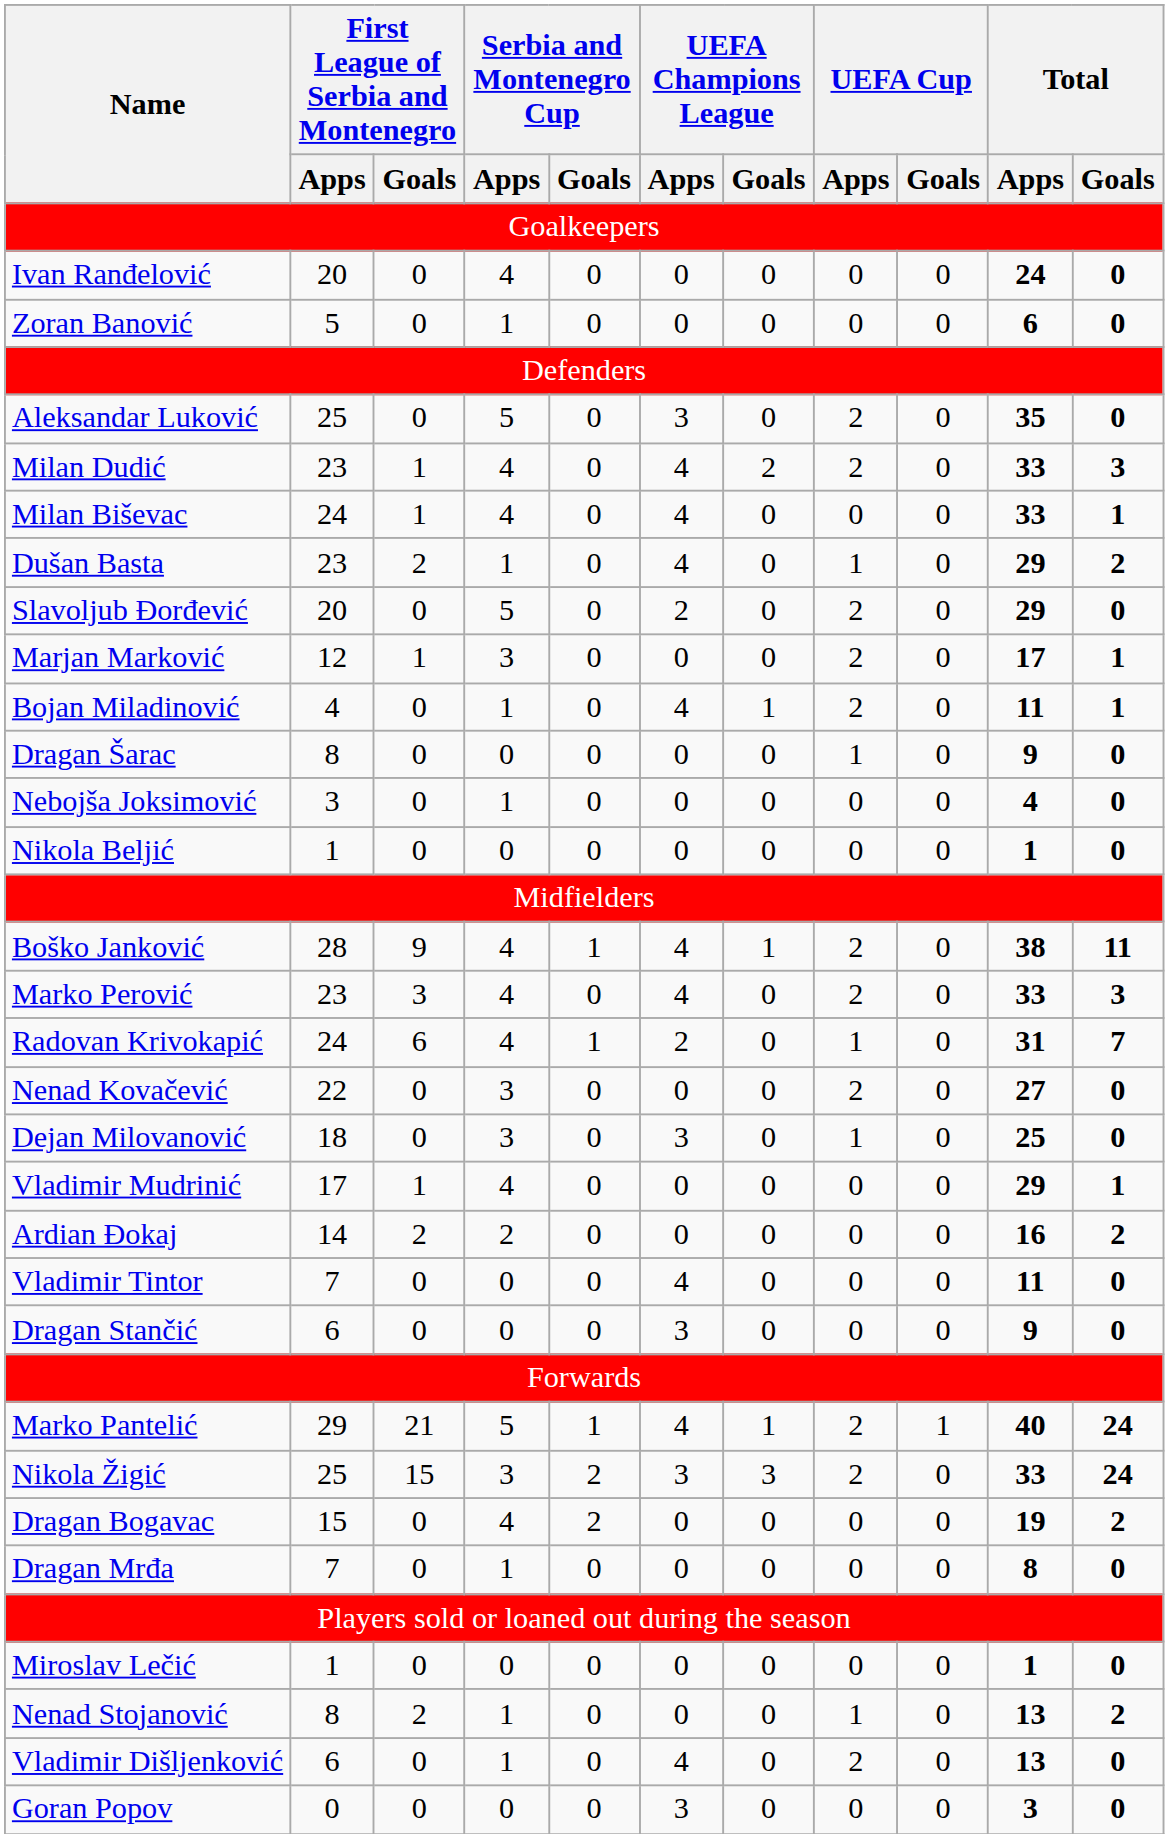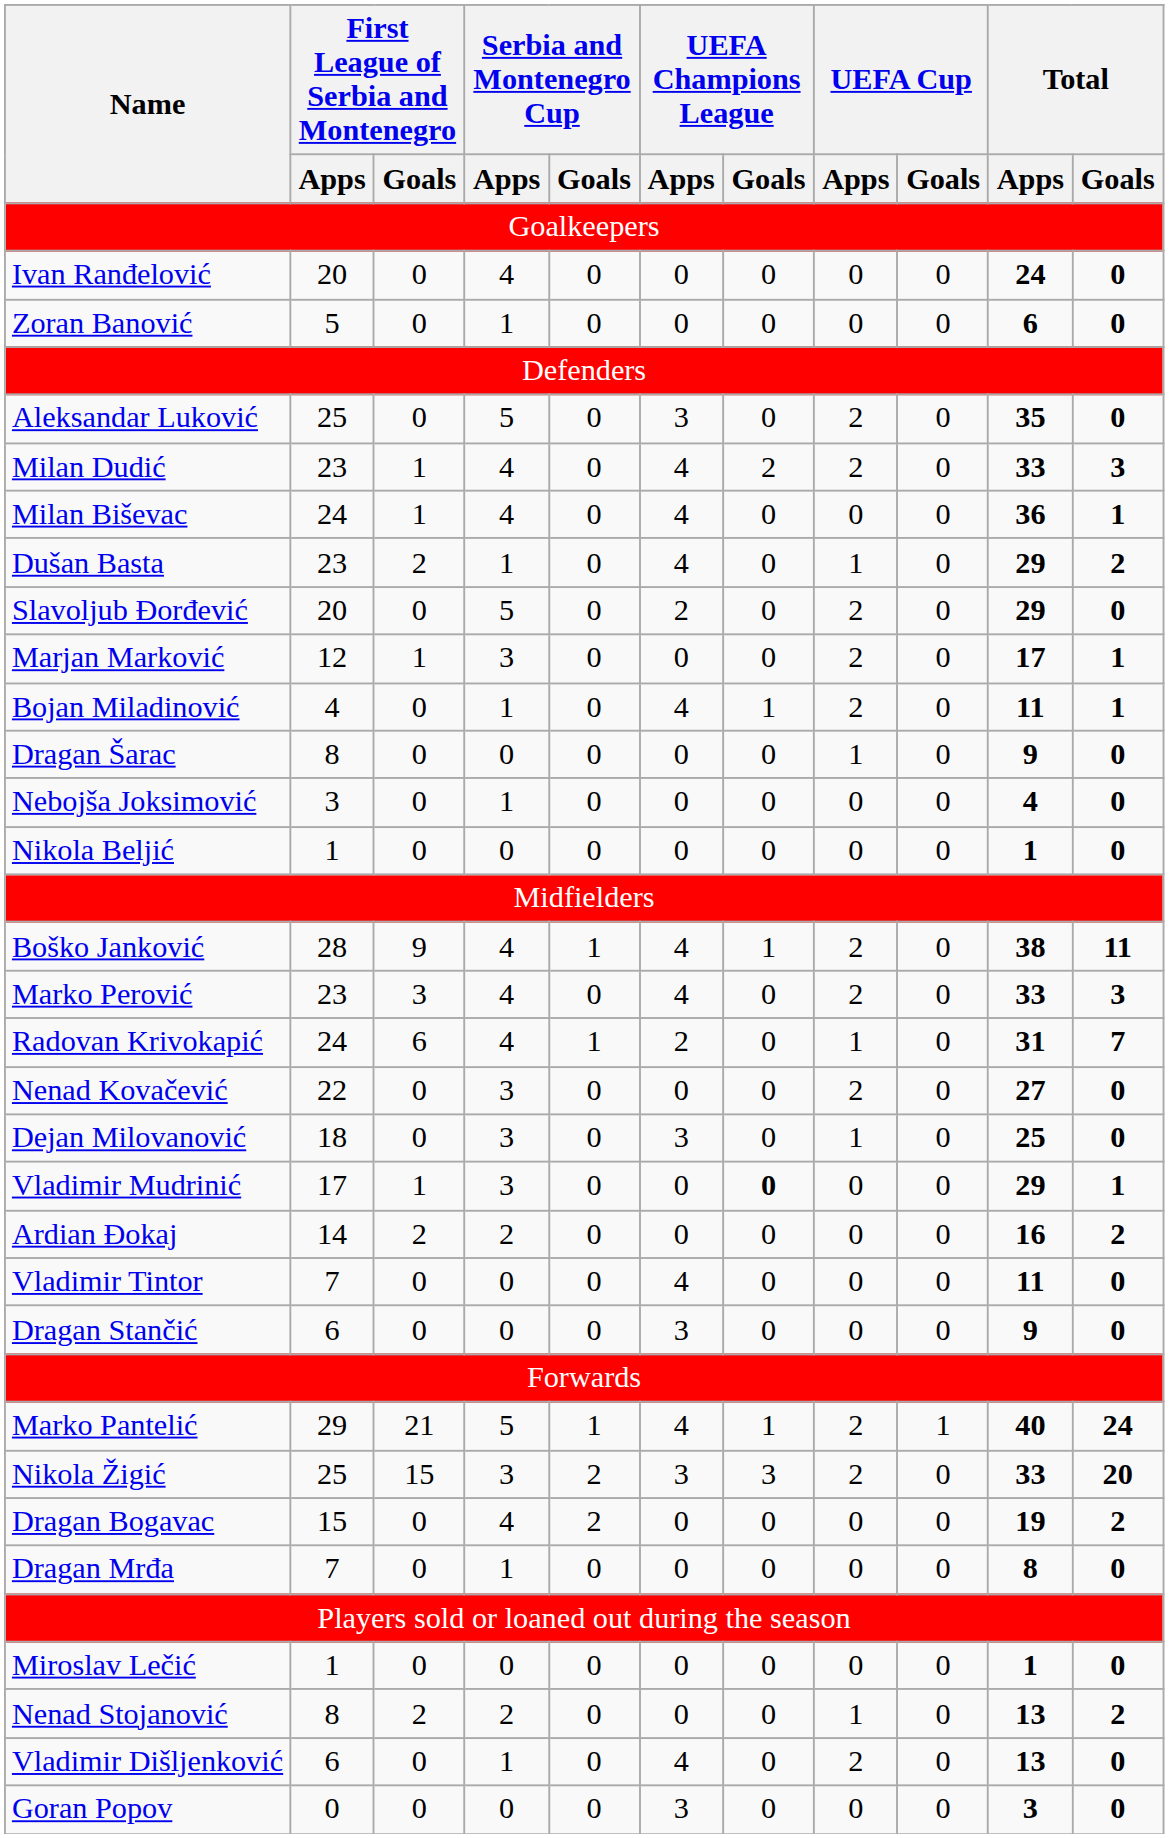(1030, 514) 33 -> (1030, 514) 36
(507, 1185) 4 -> (507, 1185) 3
(769, 1185) normal -> (769, 1185) bold
(1118, 1473) 24 -> (1118, 1473) 20
(507, 1713) 1 -> (507, 1713) 2
